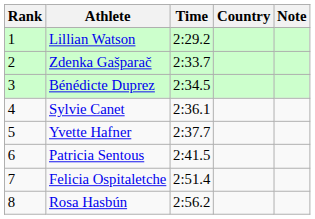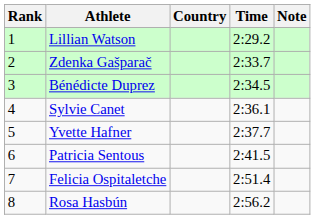columns swapped: (244, 16) <-> (192, 16)
